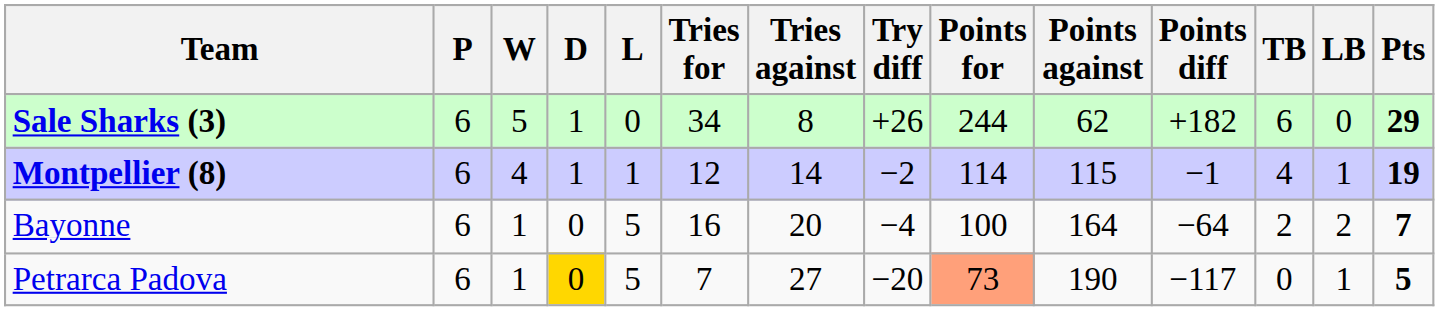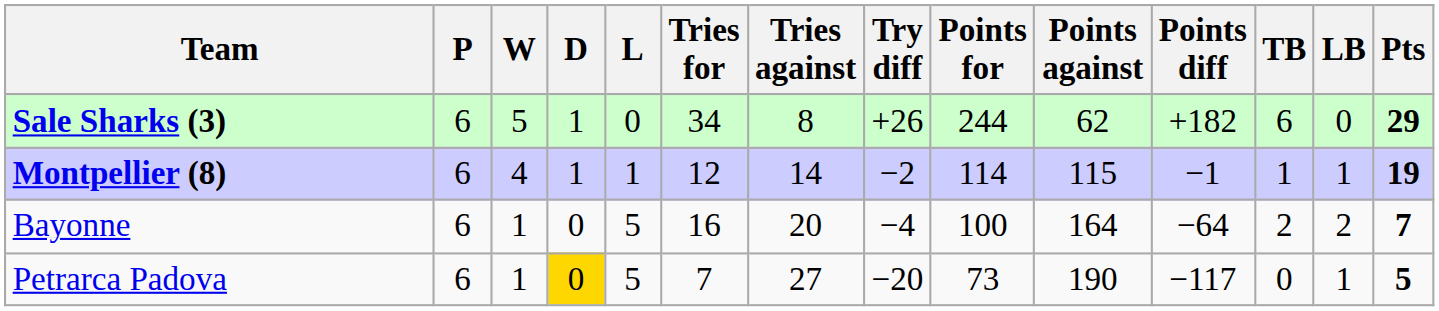(1284, 173) 4 -> (1284, 173) 1
(983, 278) lightsalmon background -> (983, 278) no background
